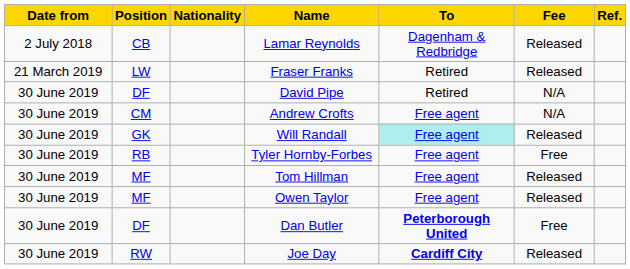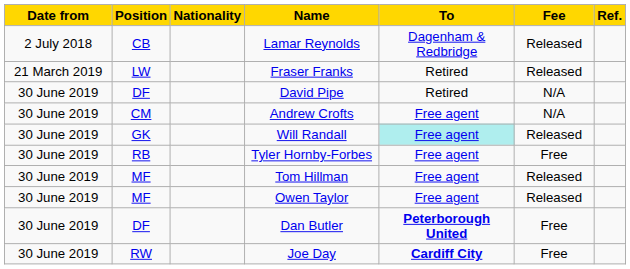(554, 254) Released -> (554, 254) Free
